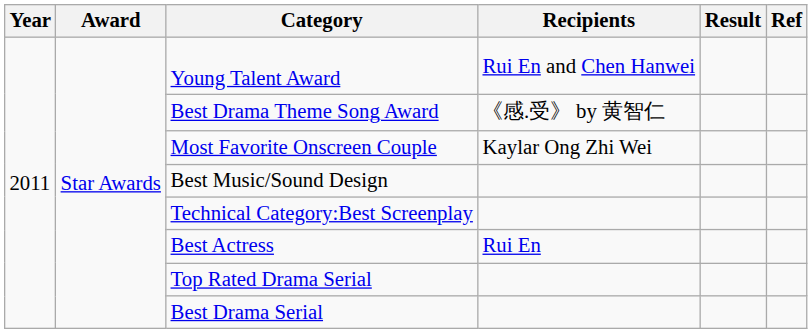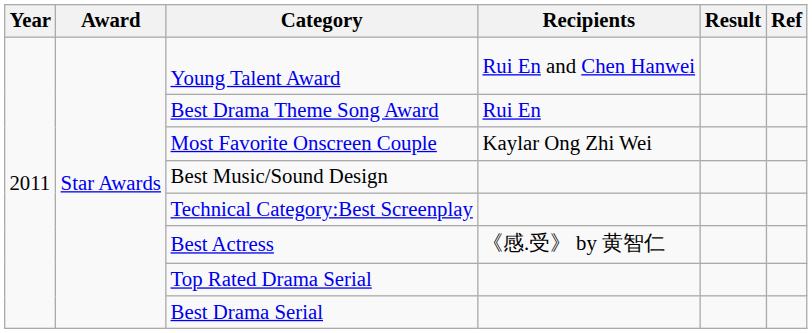(573, 111) 《感.受》 by 黄智仁 -> (512, 110) Rui En
(512, 246) Rui En -> (573, 243) 《感.受》 by 黄智仁
